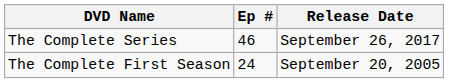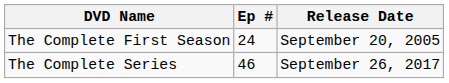rows swapped: (119, 65) <-> (93, 41)
